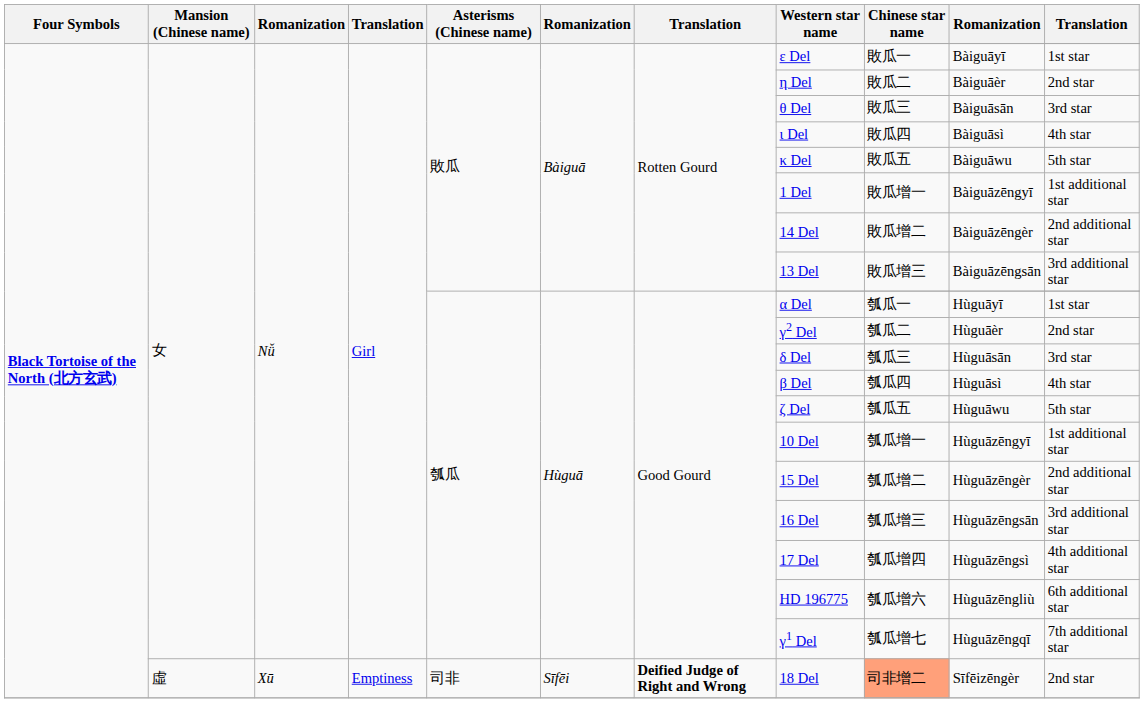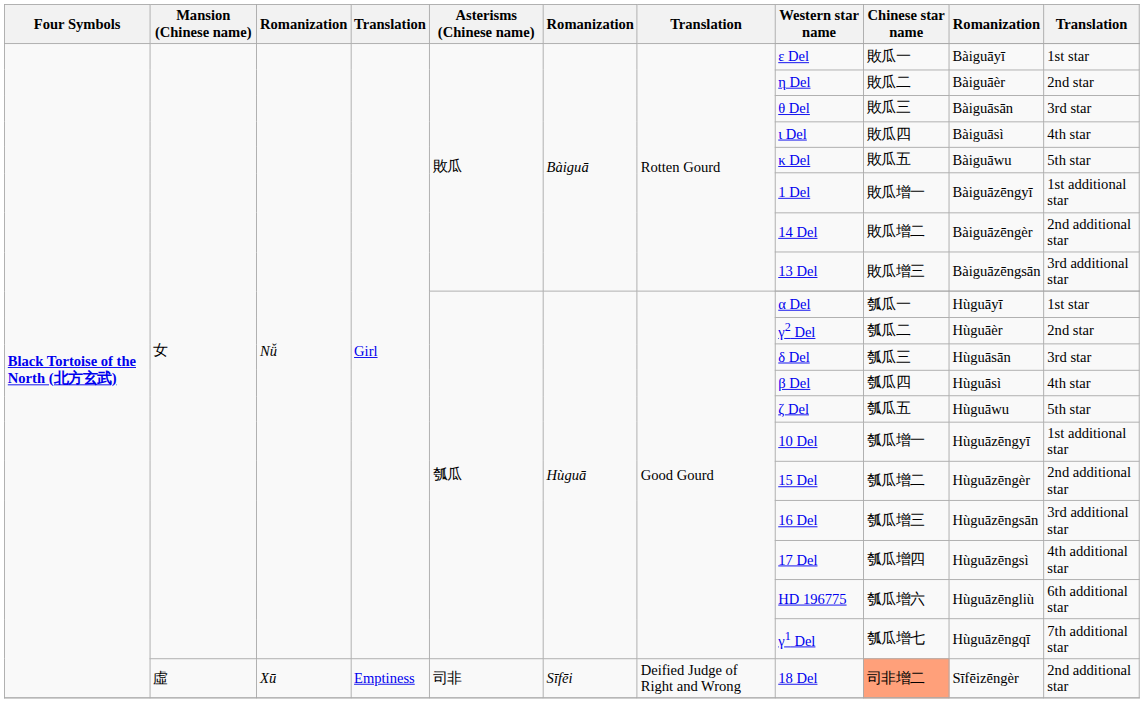(692, 678) bold -> (691, 678) normal
(1071, 678) 2nd star -> (1089, 678) 2nd additional star
